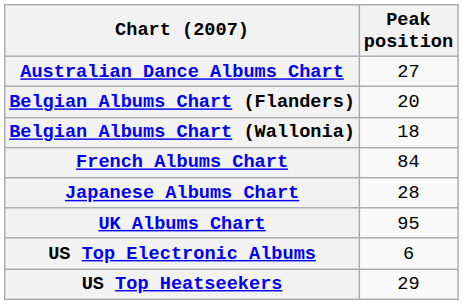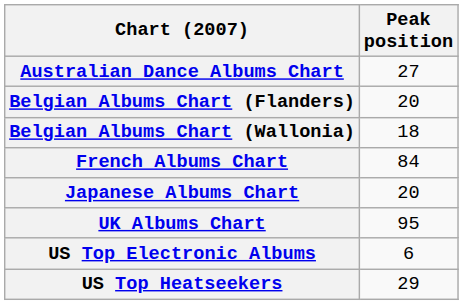(408, 193) 28 -> (408, 193) 20
